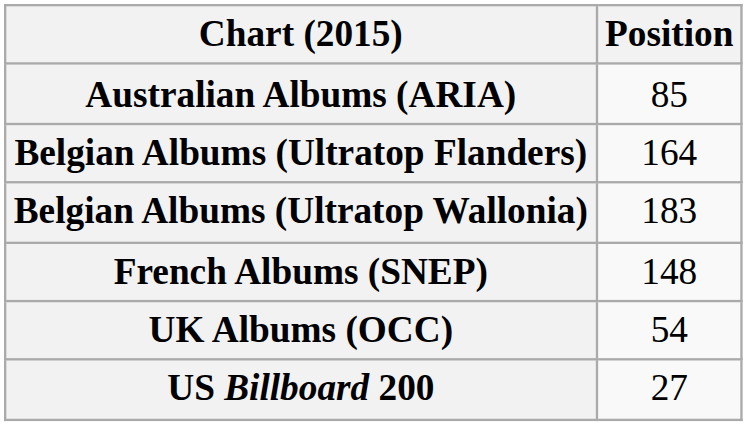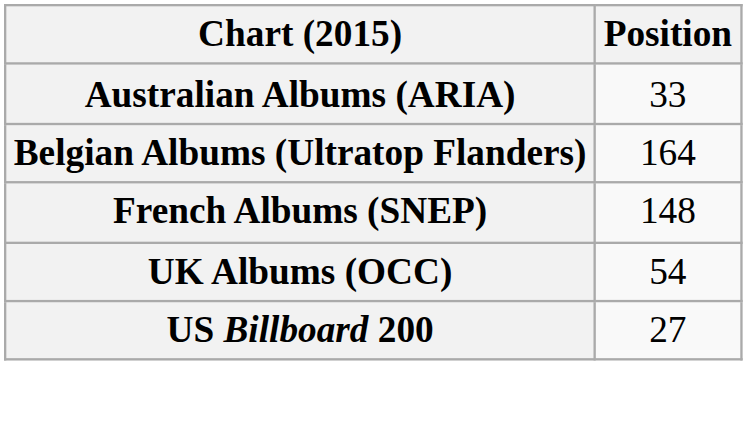(669, 93) 85 -> (668, 93) 33
- row: (301, 211)
